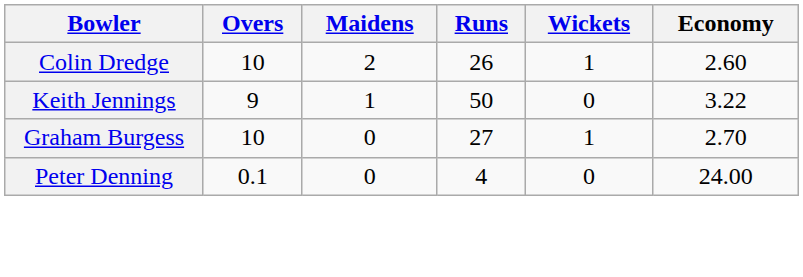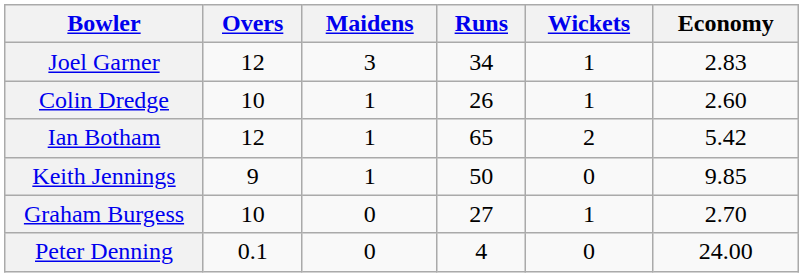+ row: (104, 61)
(370, 61) 2 -> (370, 99) 1
+ row: (104, 137)
(726, 99) 3.22 -> (726, 175) 9.85
